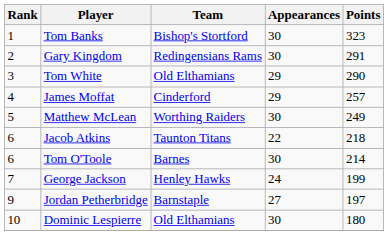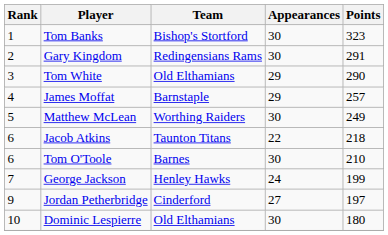(182, 96) Cinderford -> (181, 96) Barnstaple
(356, 158) 214 -> (356, 158) 210
(181, 199) Barnstaple -> (182, 199) Cinderford
